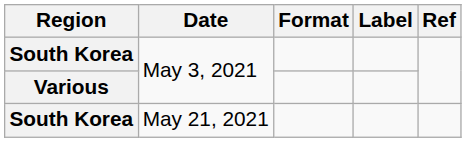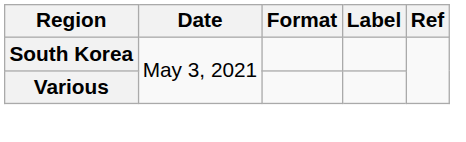- row: (71, 119)
